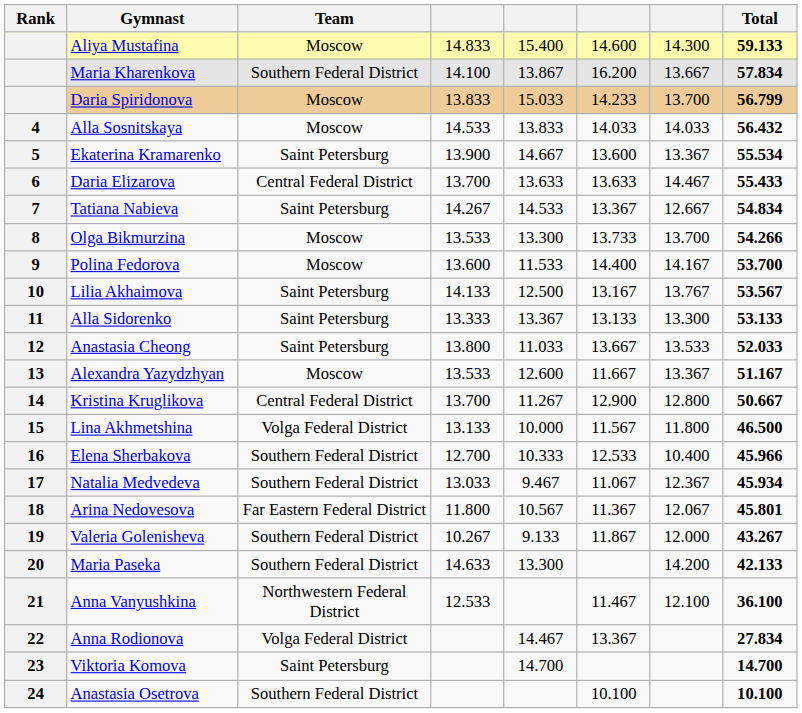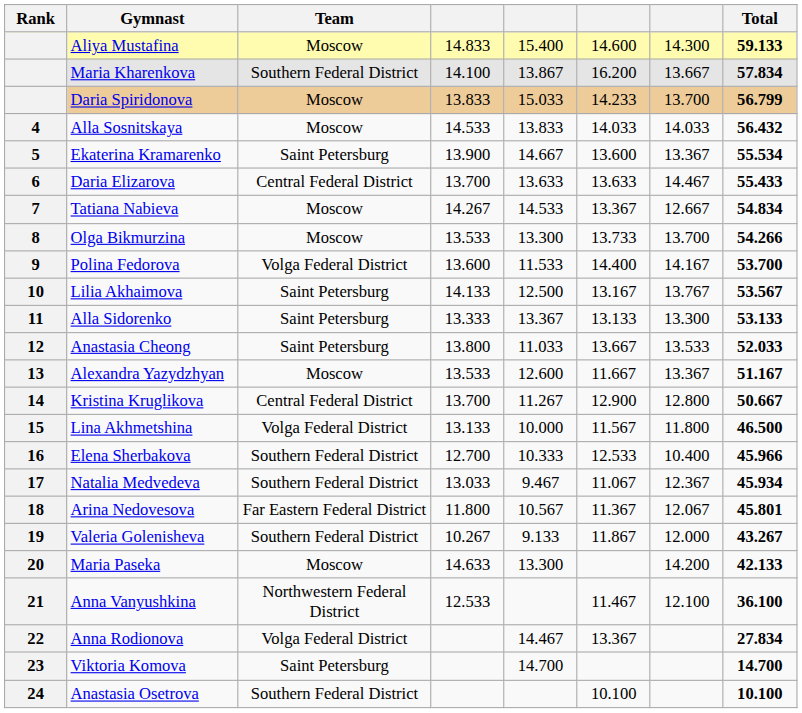(334, 209) Saint Petersburg -> (334, 209) Moscow
(334, 264) Moscow -> (334, 264) Volga Federal District
(334, 564) Southern Federal District -> (334, 564) Moscow
